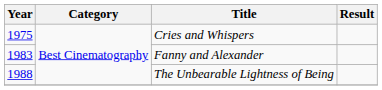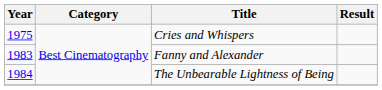(20, 74) 1988 -> (20, 74) 1984
